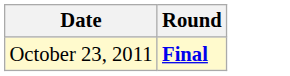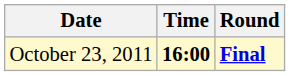+ column: (186, 20)
